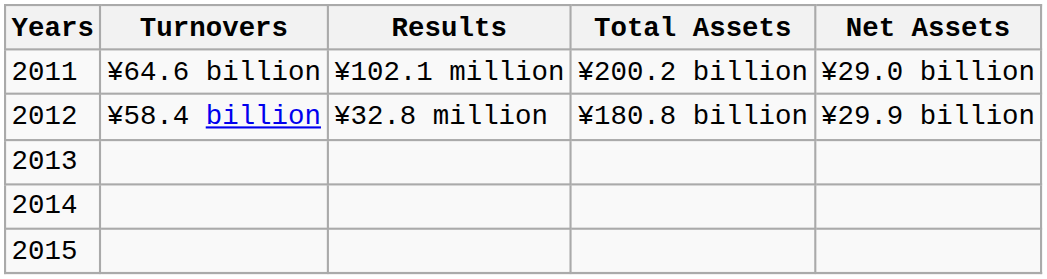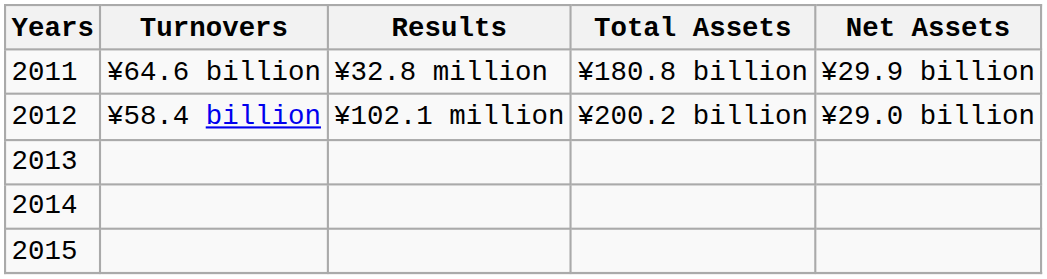(449, 72) ¥102.1 million -> (441, 72) ¥32.8 million
(693, 72) ¥200.2 billion -> (693, 72) ¥180.8 billion
(928, 72) ¥29.0 billion -> (928, 72) ¥29.9 billion
(441, 117) ¥32.8 million -> (449, 117) ¥102.1 million
(693, 117) ¥180.8 billion -> (693, 117) ¥200.2 billion
(928, 117) ¥29.9 billion -> (928, 117) ¥29.0 billion
